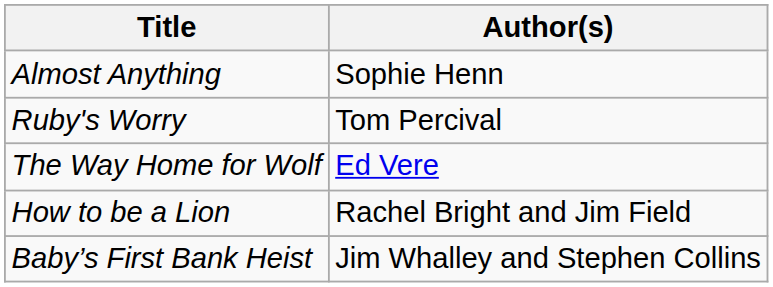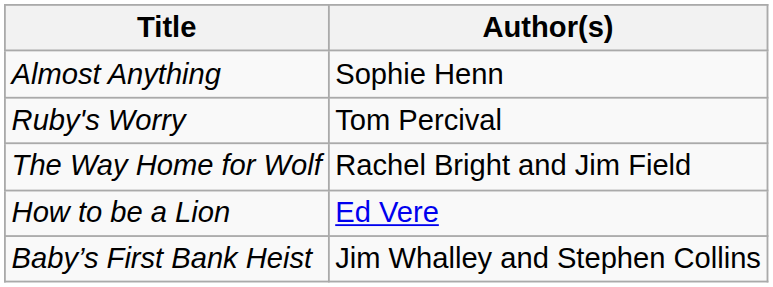(387, 166) Ed Vere -> (513, 166) Rachel Bright and Jim Field
(513, 212) Rachel Bright and Jim Field -> (387, 212) Ed Vere
